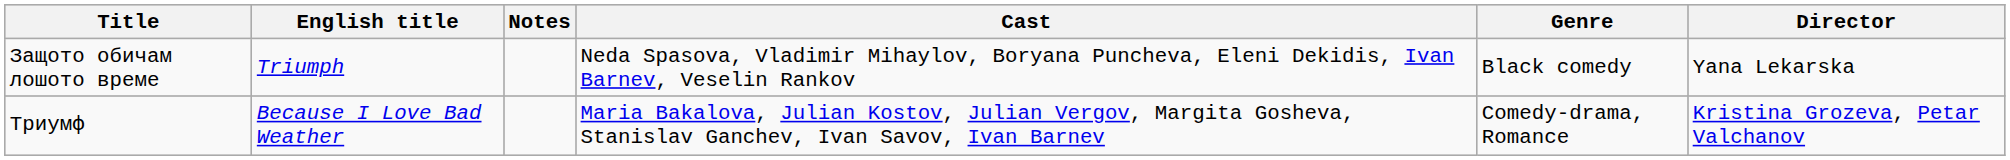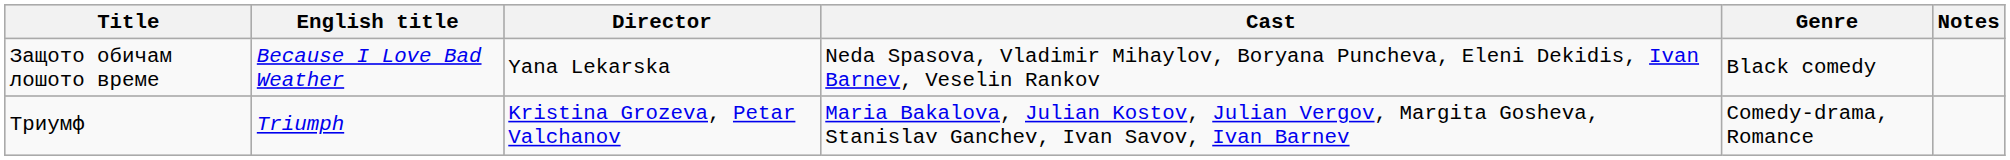columns swapped: (1846, 22) <-> (539, 22)
(301, 68) Triumph -> (369, 68) Because I Love Bad Weather
(369, 126) Because I Love Bad Weather -> (301, 126) Triumph
